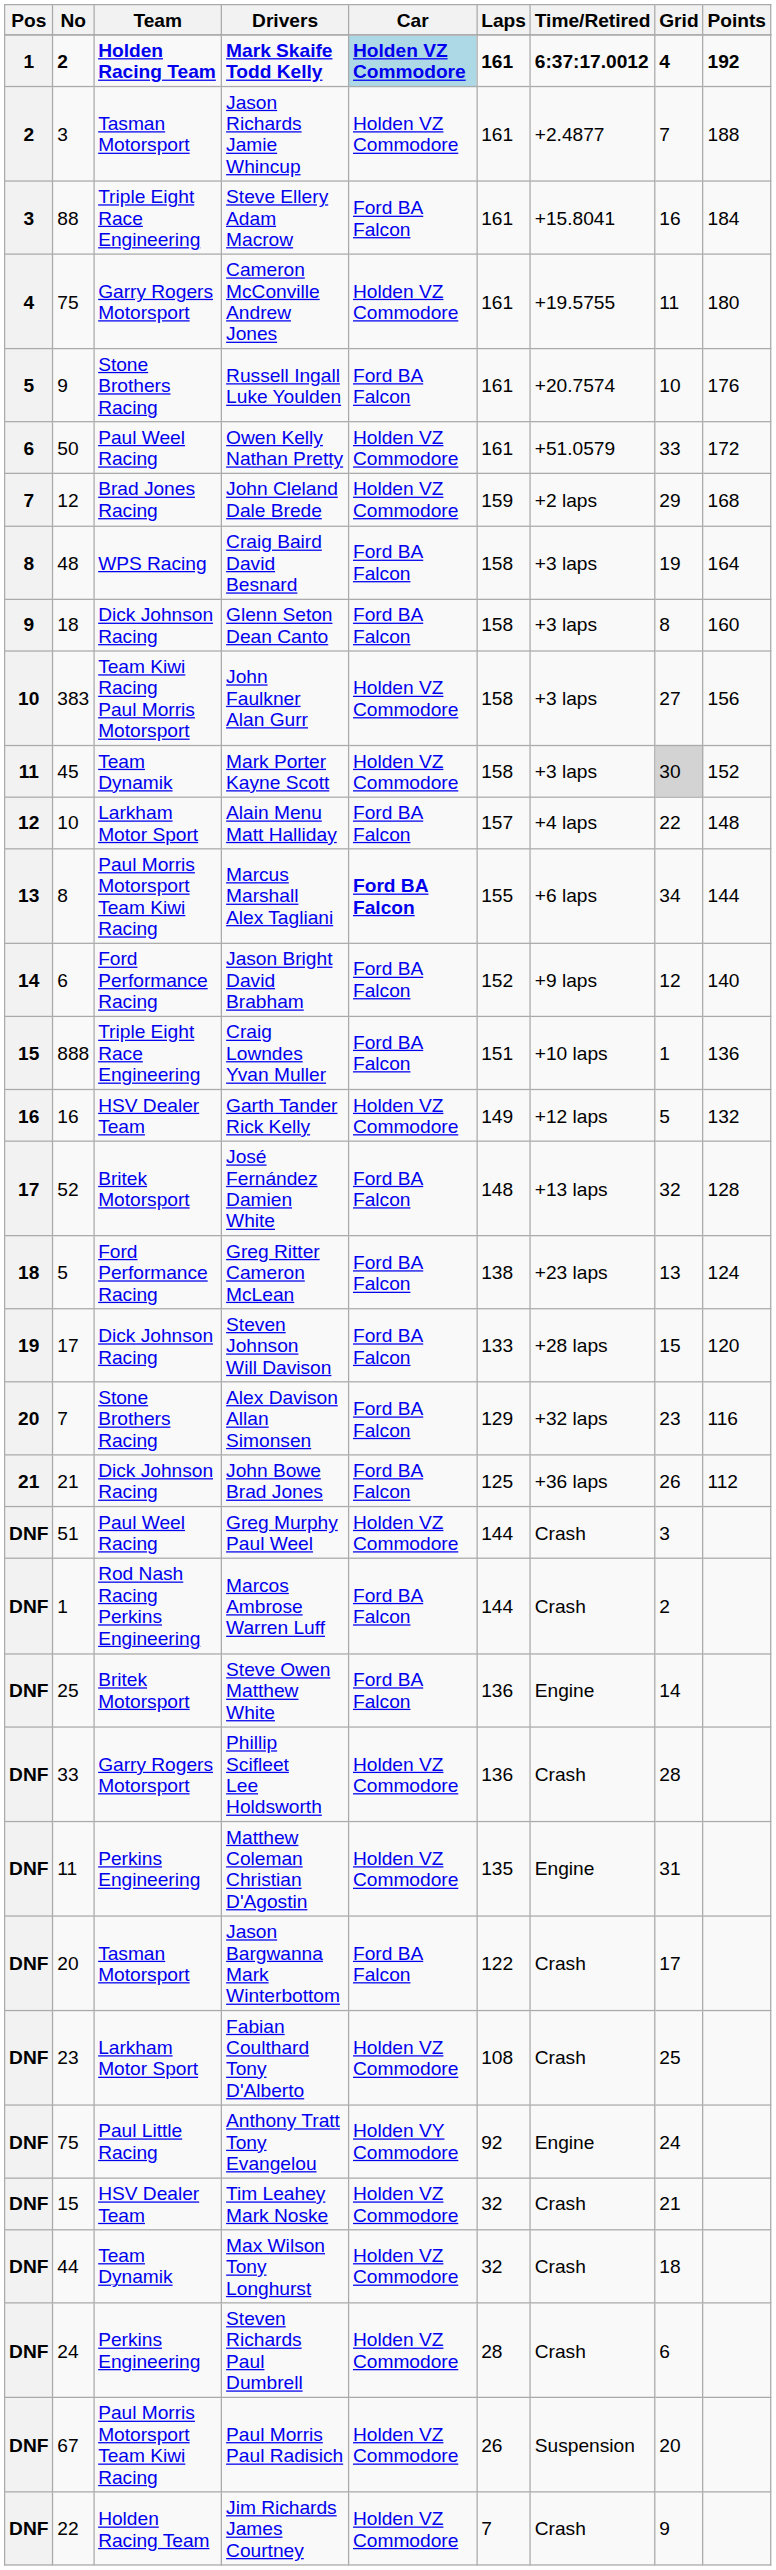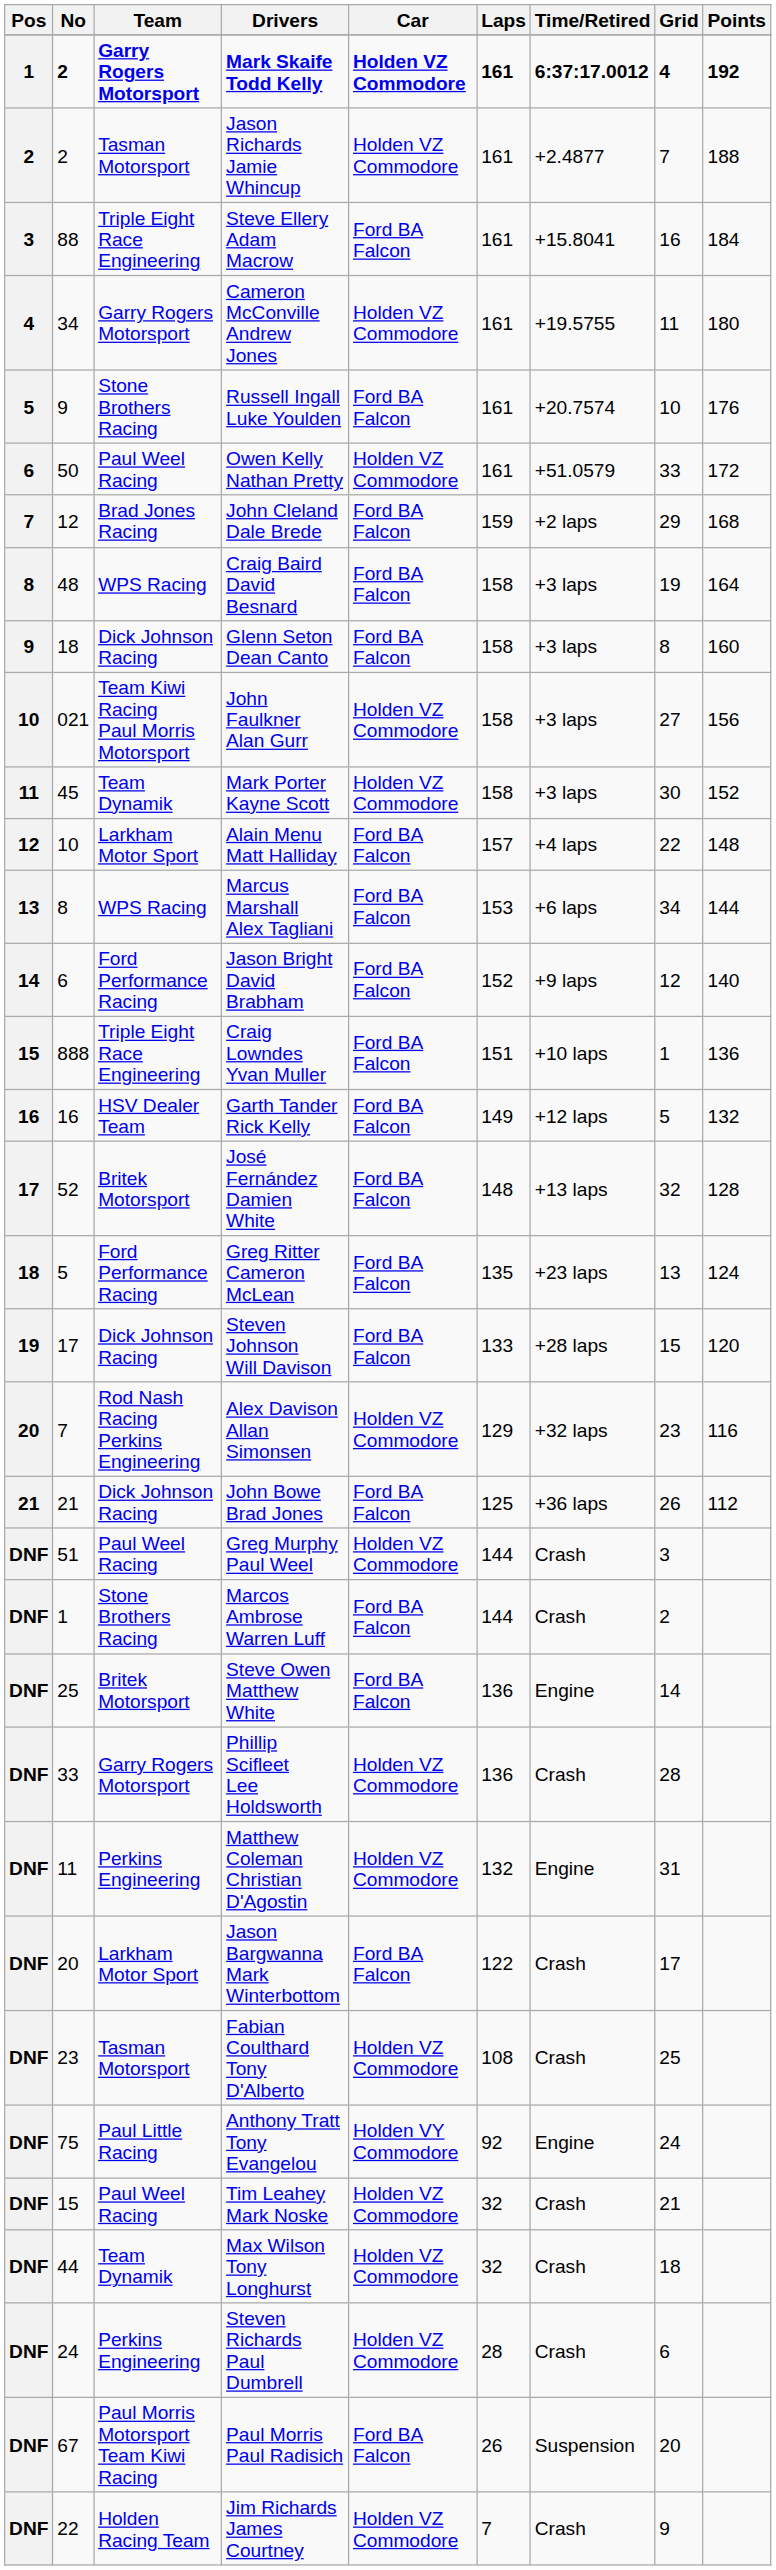(157, 61) Holden Racing Team -> (149, 72) Garry Rogers Motorsport
(409, 61) lightblue background -> (409, 72) no background
(63, 134) 3 -> (63, 156) 2
(68, 302) 75 -> (68, 323) 34
(406, 500) Holden VZ Commodore -> (388, 521) Ford BA Falcon
(73, 698) 383 -> (73, 719) 021
(670, 771) lightgrey background -> (670, 793) no background
(147, 896) Paul Morris Motorsport Team Kiwi Racing -> (152, 907) WPS Racing
(391, 896) bold -> (388, 907) normal
(497, 896) 155 -> (497, 907) 153
(406, 1116) Holden VZ Commodore -> (388, 1116) Ford BA Falcon
(497, 1273) 138 -> (497, 1273) 135
(134, 1419) Stone Brothers Racing -> (149, 1430) Rod Nash Racing Perkins Engineering
(388, 1419) Ford BA Falcon -> (406, 1430) Holden VZ Commodore
(149, 1606) Rod Nash Racing Perkins Engineering -> (134, 1617) Stone Brothers Racing
(497, 1869) 135 -> (497, 1869) 132
(144, 1963) Tasman Motorsport -> (148, 1963) Larkham Motor Sport
(148, 2058) Larkham Motor Sport -> (144, 2058) Tasman Motorsport
(149, 2204) HSV Dealer Team -> (142, 2204) Paul Weel Racing
(406, 2445) Holden VZ Commodore -> (388, 2445) Ford BA Falcon
